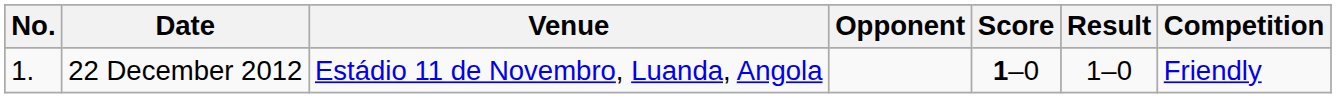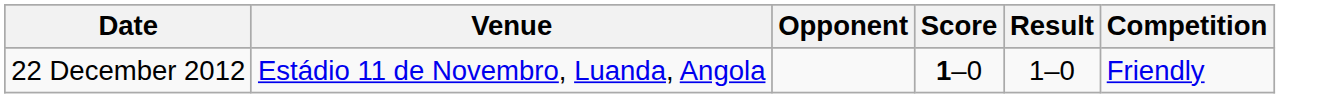- column: (33, 26)
